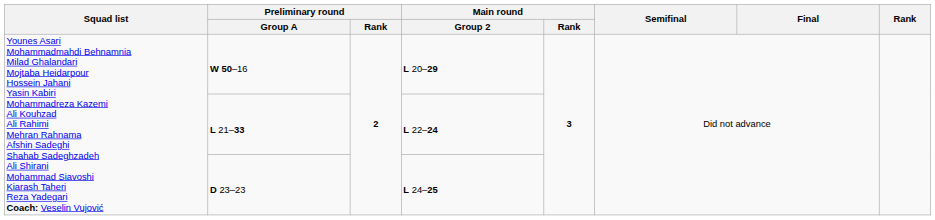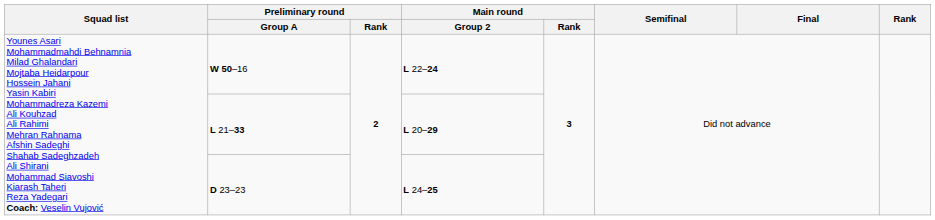(421, 70) L 20–29 -> (421, 70) L 22–24
(421, 130) L 22–24 -> (421, 130) L 20–29
